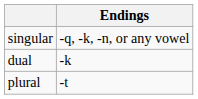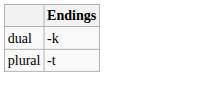- row: (30, 37)
